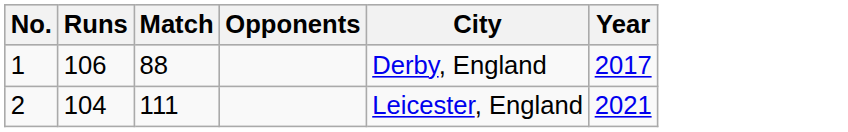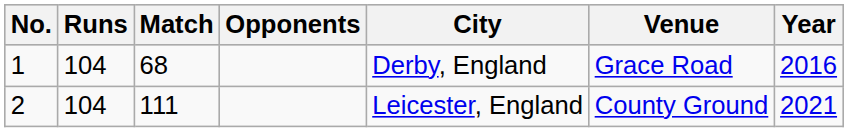+ column: (681, 24)
(85, 65) 106 -> (85, 65) 104
(154, 65) 88 -> (154, 65) 68
(623, 65) 2017 -> (809, 65) 2016
